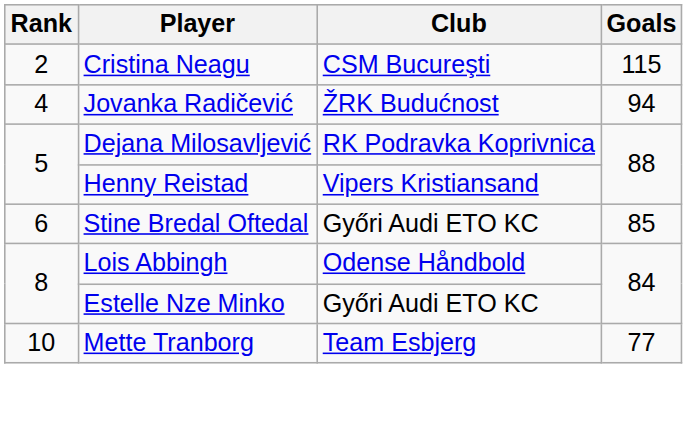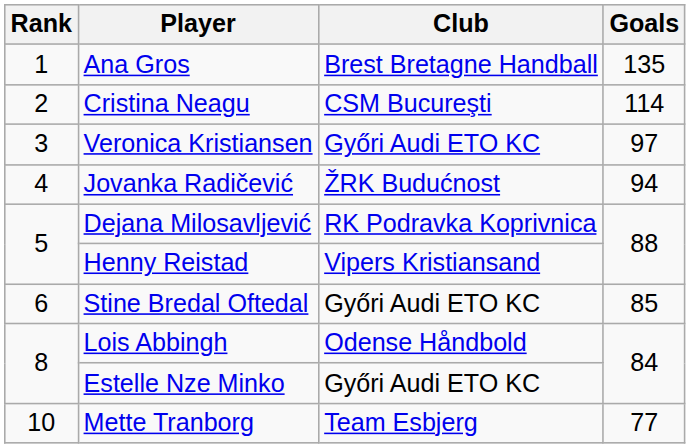+ row: (137, 64)
(641, 64) 115 -> (644, 104) 114
+ row: (198, 143)
